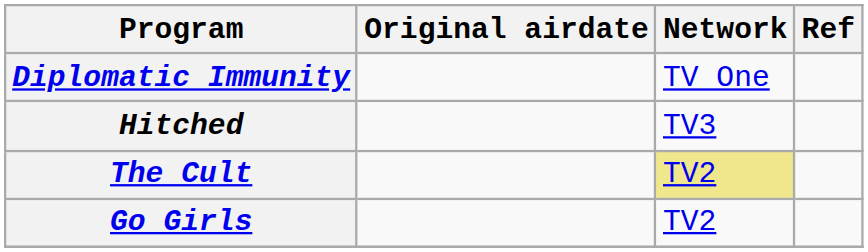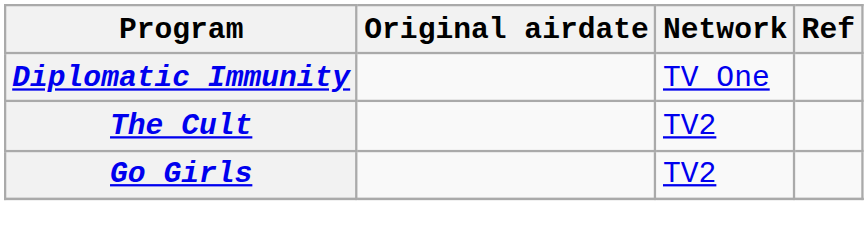- row: (181, 126)
(690, 174) khaki background -> (690, 126) no background
